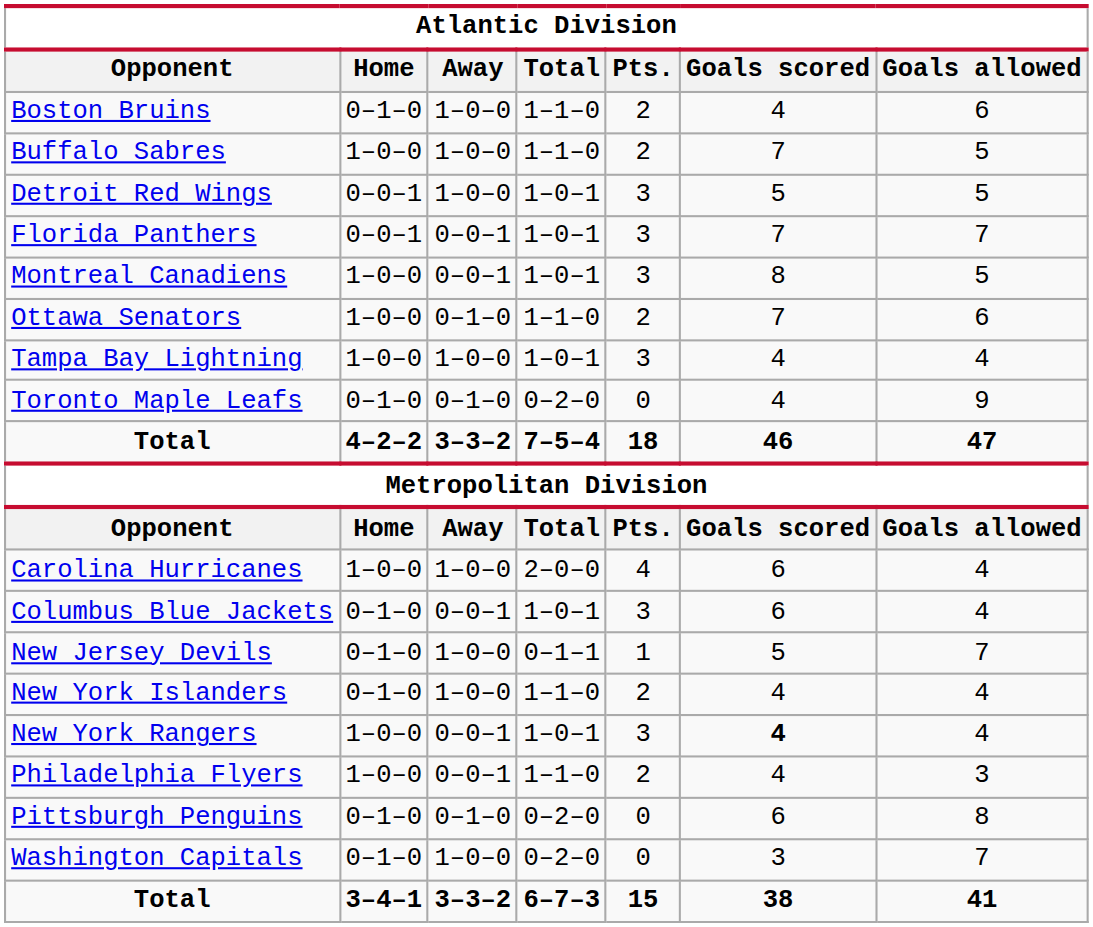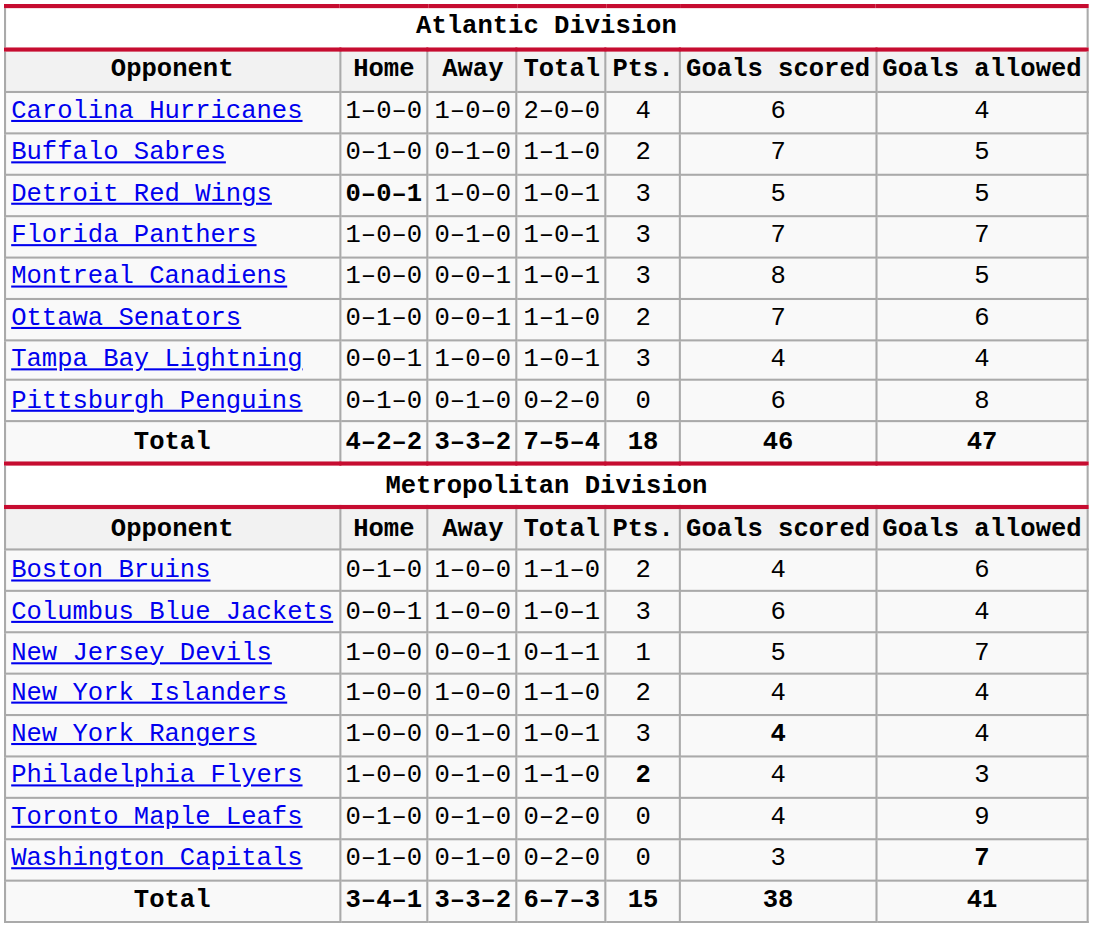rows swapped: (111, 113) <-> (157, 571)
(384, 154) 1–0–0 -> (384, 154) 0–1–0
(473, 154) 1–0–0 -> (473, 154) 0–1–0
(384, 195) normal -> (384, 195) bold
(384, 237) 0–0–1 -> (384, 237) 1–0–0
(473, 237) 0–0–1 -> (473, 237) 0–1–0
(384, 319) 1–0–0 -> (384, 319) 0–1–0
(473, 319) 0–1–0 -> (473, 319) 0–0–1
(384, 360) 1–0–0 -> (384, 360) 0–0–1
rows swapped: (157, 402) <-> (157, 818)
(384, 612) 0–1–0 -> (384, 612) 0–0–1
(473, 612) 0–0–1 -> (473, 612) 1–0–0
(384, 653) 0–1–0 -> (384, 653) 1–0–0
(473, 653) 1–0–0 -> (473, 653) 0–0–1
(384, 695) 0–1–0 -> (384, 695) 1–0–0
(473, 736) 0–0–1 -> (473, 736) 0–1–0
(473, 777) 0–0–1 -> (473, 777) 0–1–0
(643, 777) normal -> (643, 777) bold
(473, 860) 1–0–0 -> (473, 860) 0–1–0
(982, 860) normal -> (982, 860) bold
